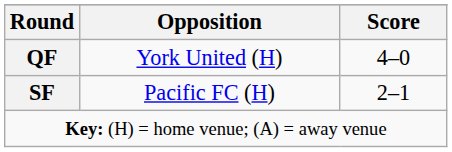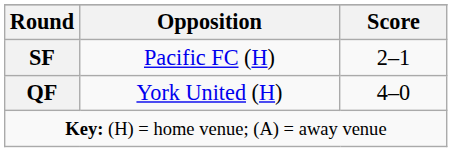rows swapped: (42, 57) <-> (42, 92)
